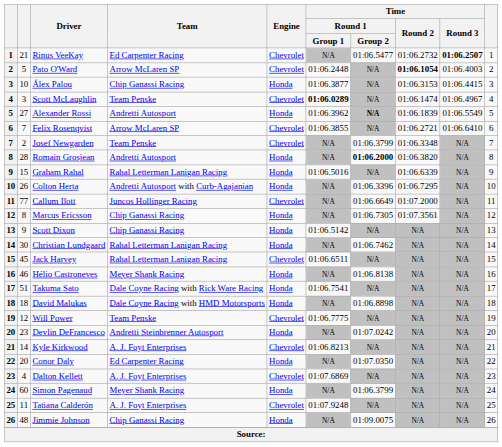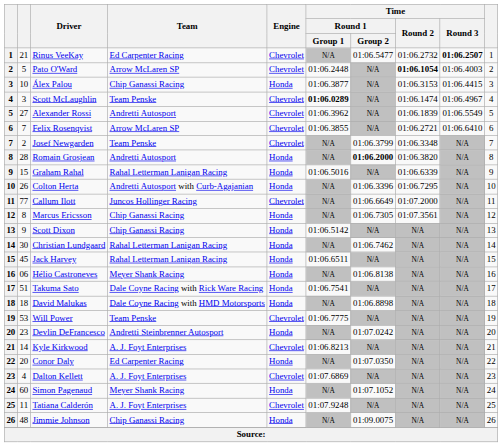(281, 113) Honda -> (287, 113) Chevrolet
(373, 113) bold -> (373, 113) normal
(287, 259) Chevrolet -> (281, 259) Honda
(24, 273) 46 -> (24, 273) 06
(24, 317) 12 -> (24, 317) 53
(373, 390) 01:06.3799 -> (373, 390) 01:07.1052
